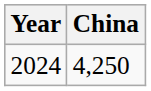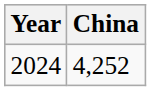(101, 64) 4,250 -> (101, 64) 4,252
